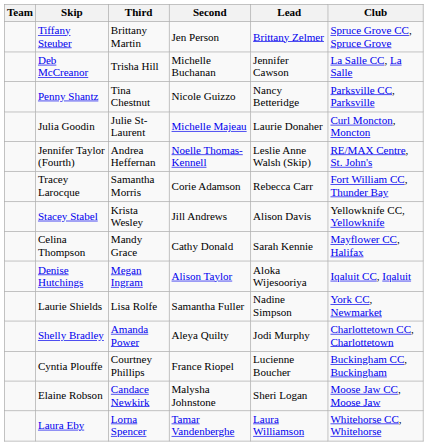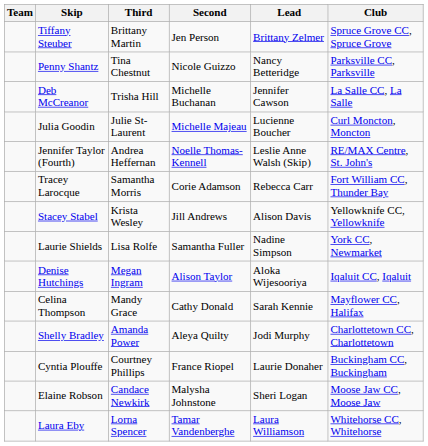rows swapped: (68, 96) <-> (63, 66)
(288, 126) Laurie Donaher -> (274, 126) Lucienne Boucher
rows swapped: (62, 246) <-> (70, 306)
(274, 366) Lucienne Boucher -> (288, 366) Laurie Donaher
